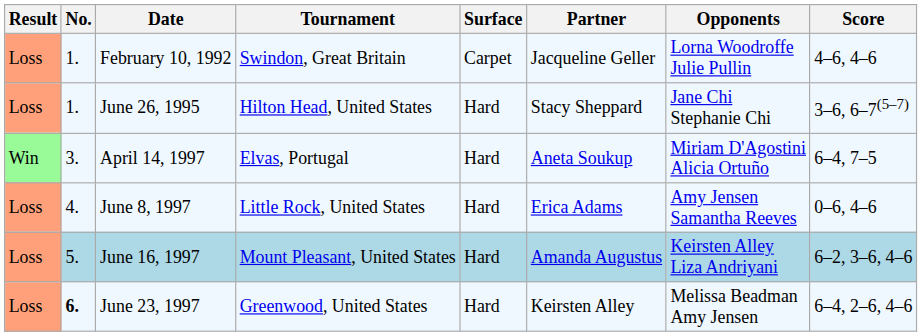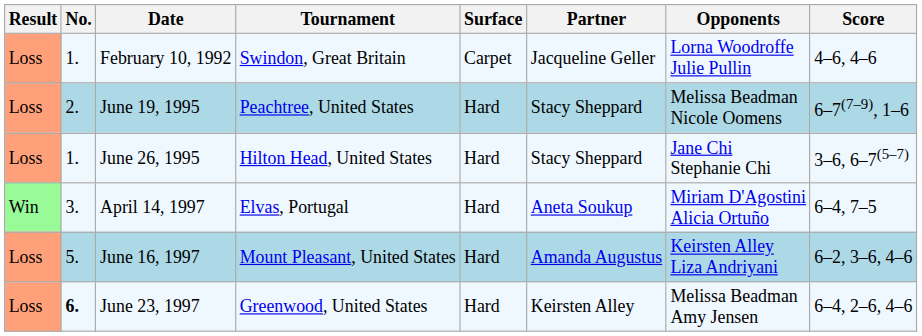+ row: (150, 107)
- row: (145, 206)
